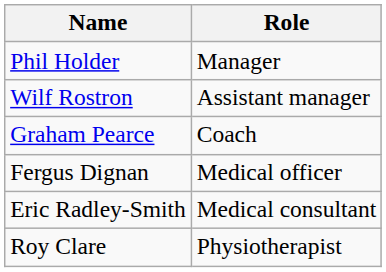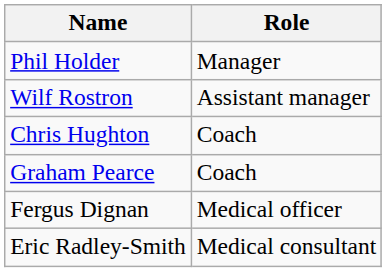+ row: (80, 135)
- row: (58, 246)
